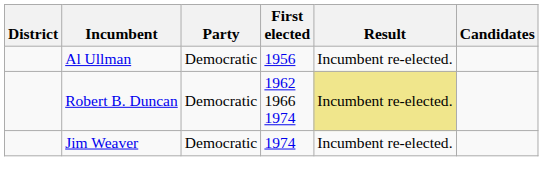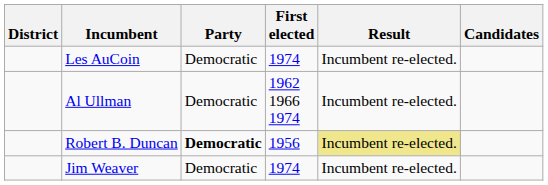+ row: (102, 58)
(280, 58) 1956 -> (284, 100) 1962 1966 1974
(221, 100) normal -> (223, 143) bold
(280, 100) 1962 1966 1974 -> (284, 143) 1956
